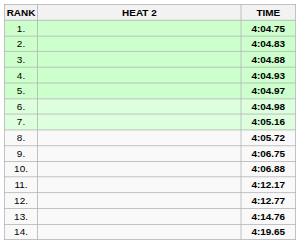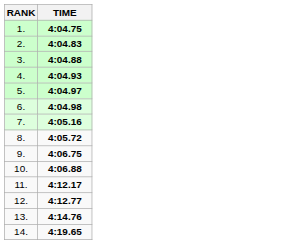- column: (139, 13)
